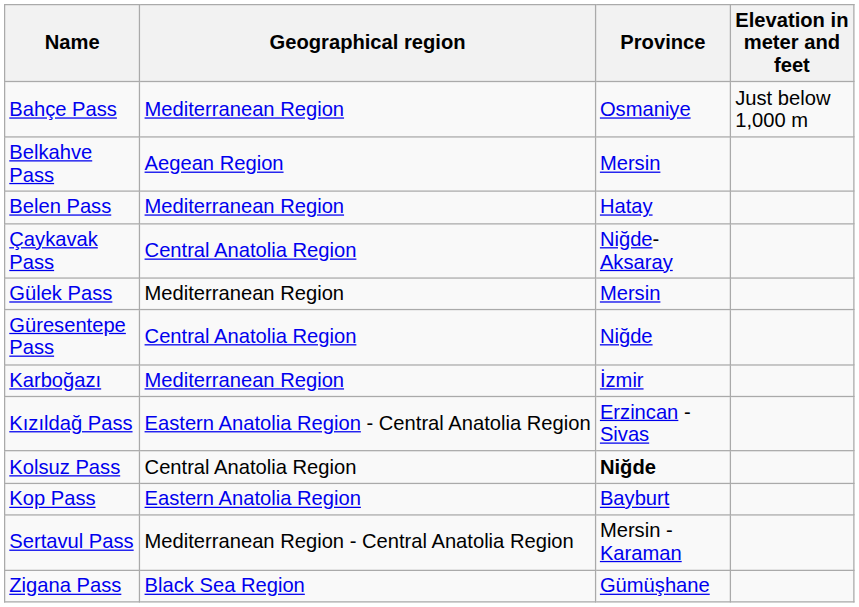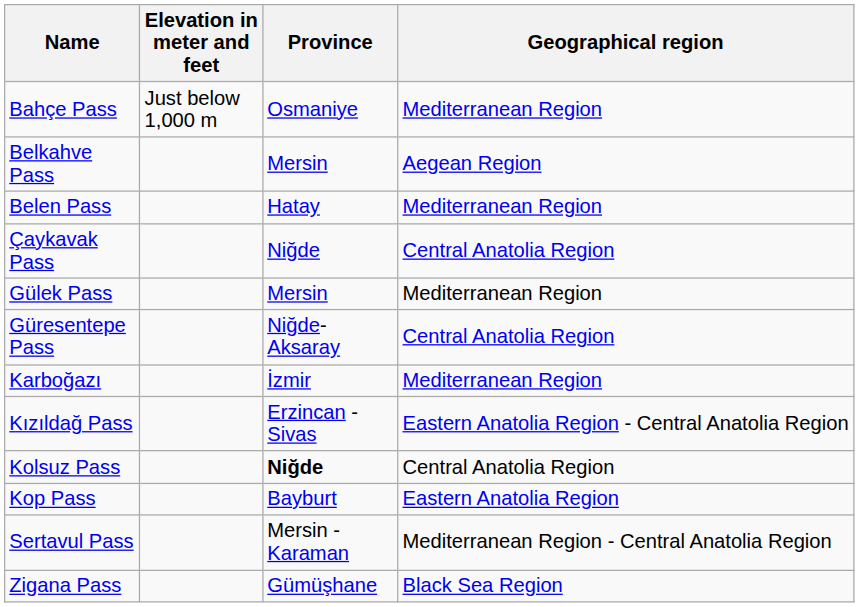columns swapped: (792, 43) <-> (368, 43)
(636, 250) Niğde-Aksaray -> (294, 250) Niğde
(626, 337) Niğde -> (304, 337) Niğde-Aksaray
